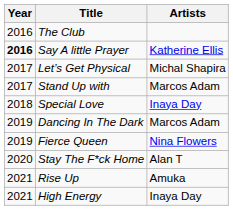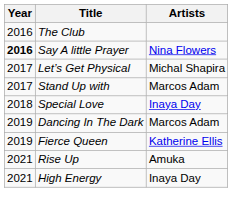(186, 50) Katherine Ellis -> (183, 50) Nina Flowers
(183, 141) Nina Flowers -> (186, 141) Katherine Ellis
- row: (91, 159)
